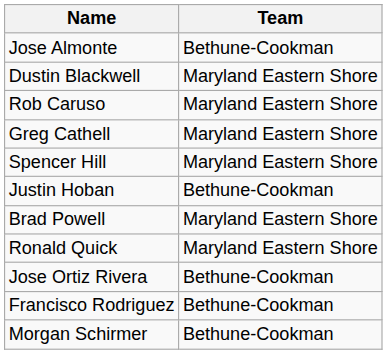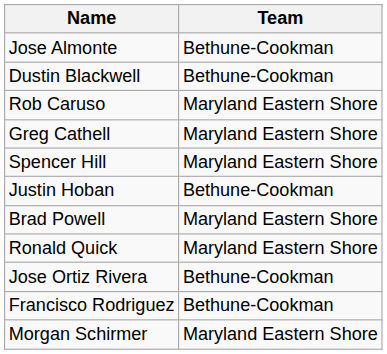(280, 76) Maryland Eastern Shore -> (258, 76) Bethune-Cookman
(258, 334) Bethune-Cookman -> (280, 334) Maryland Eastern Shore
